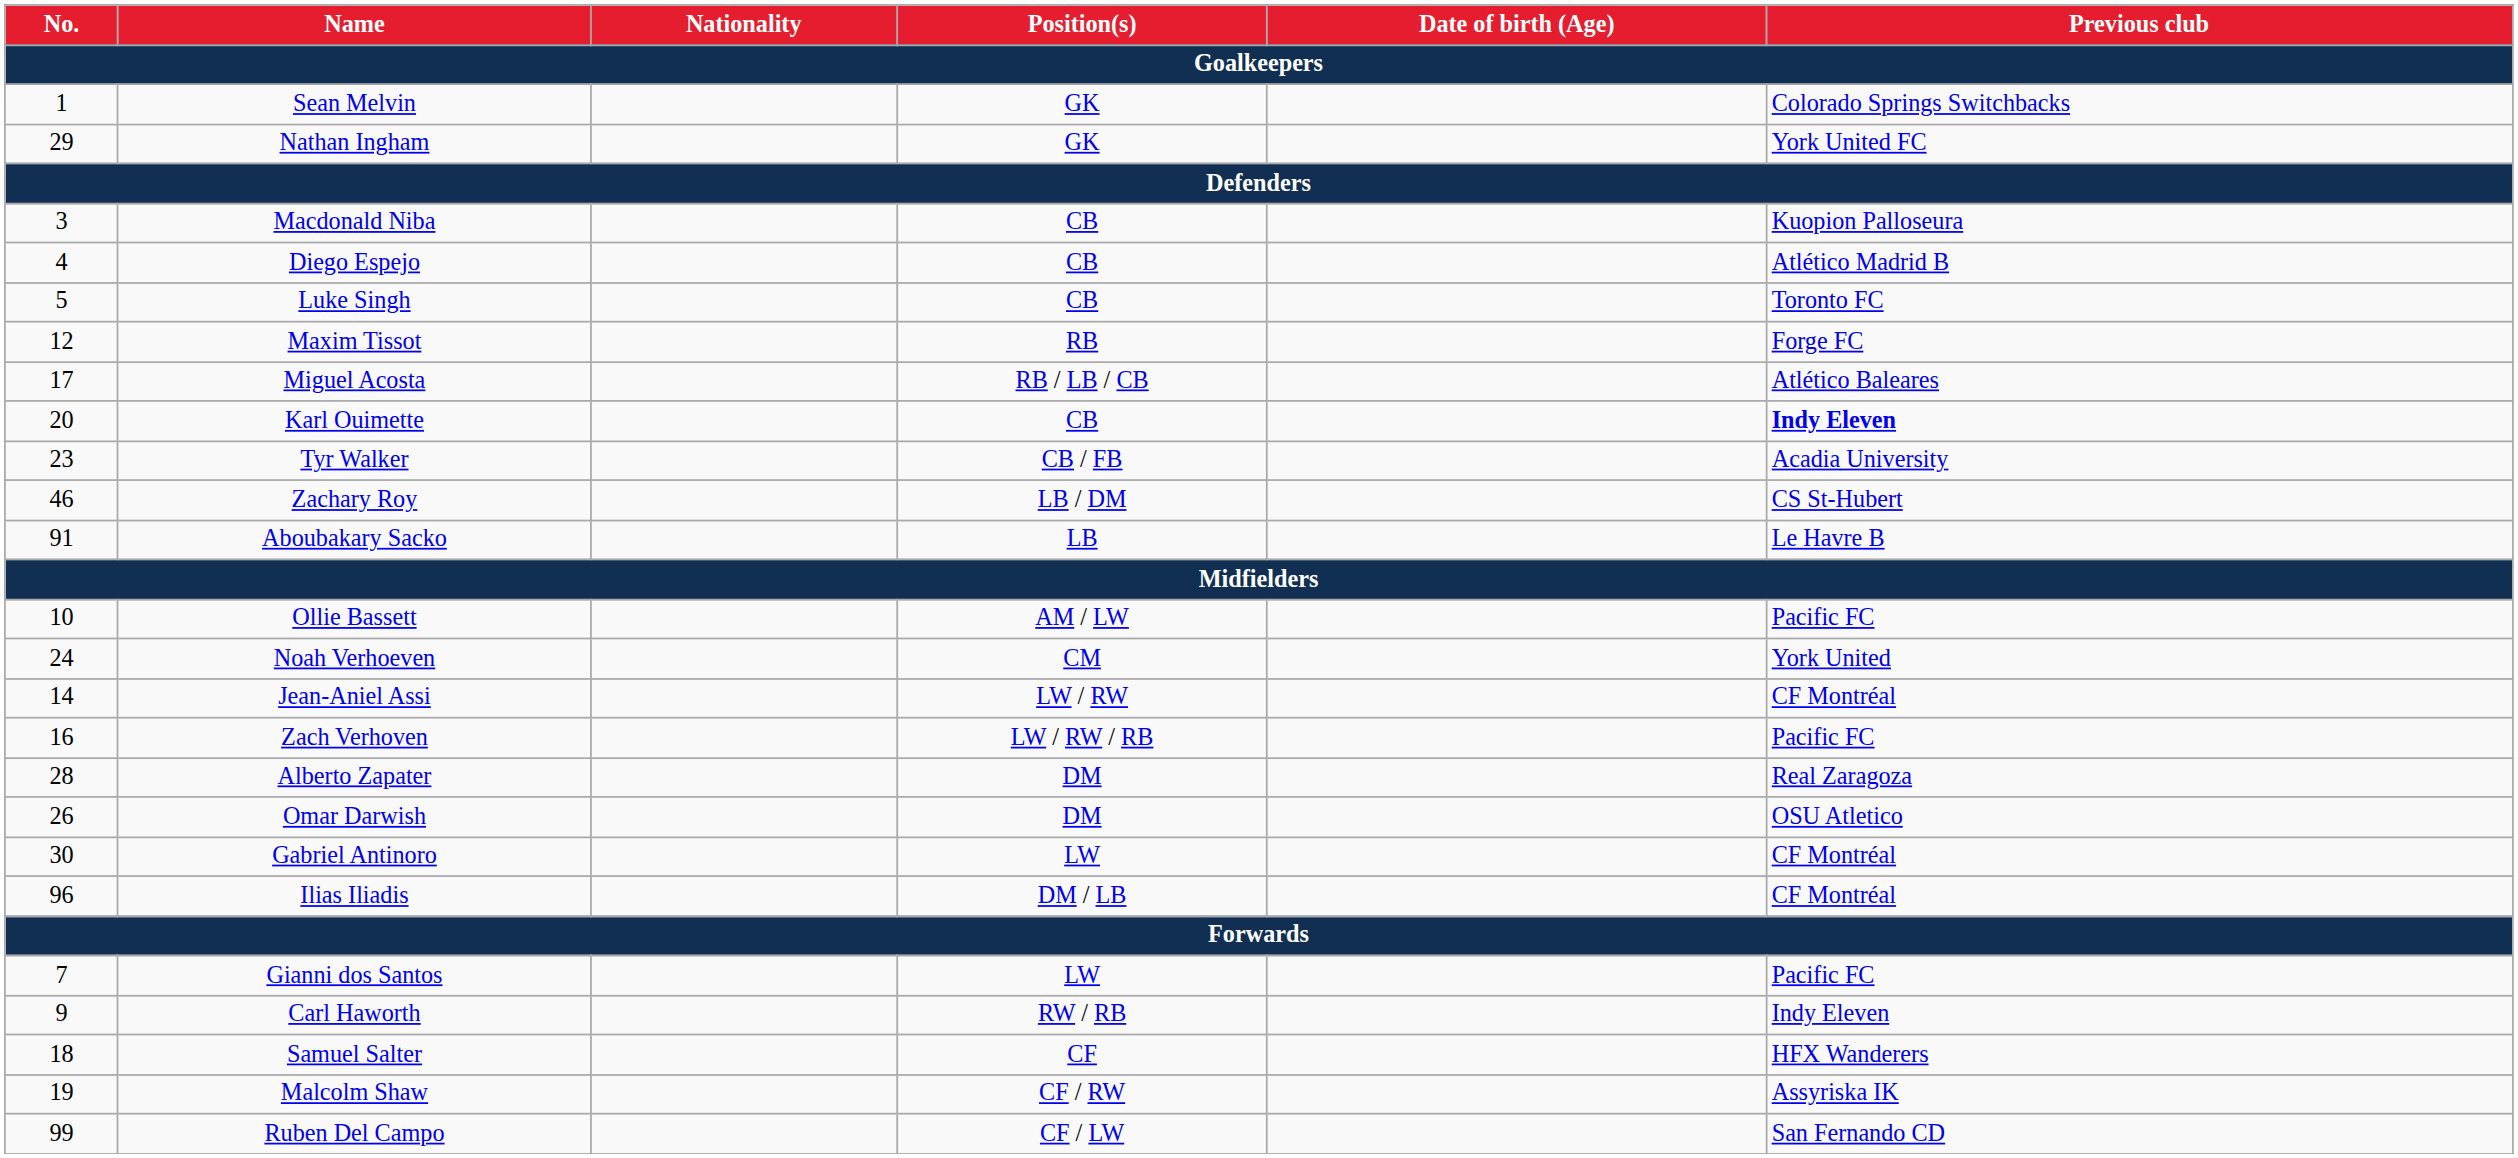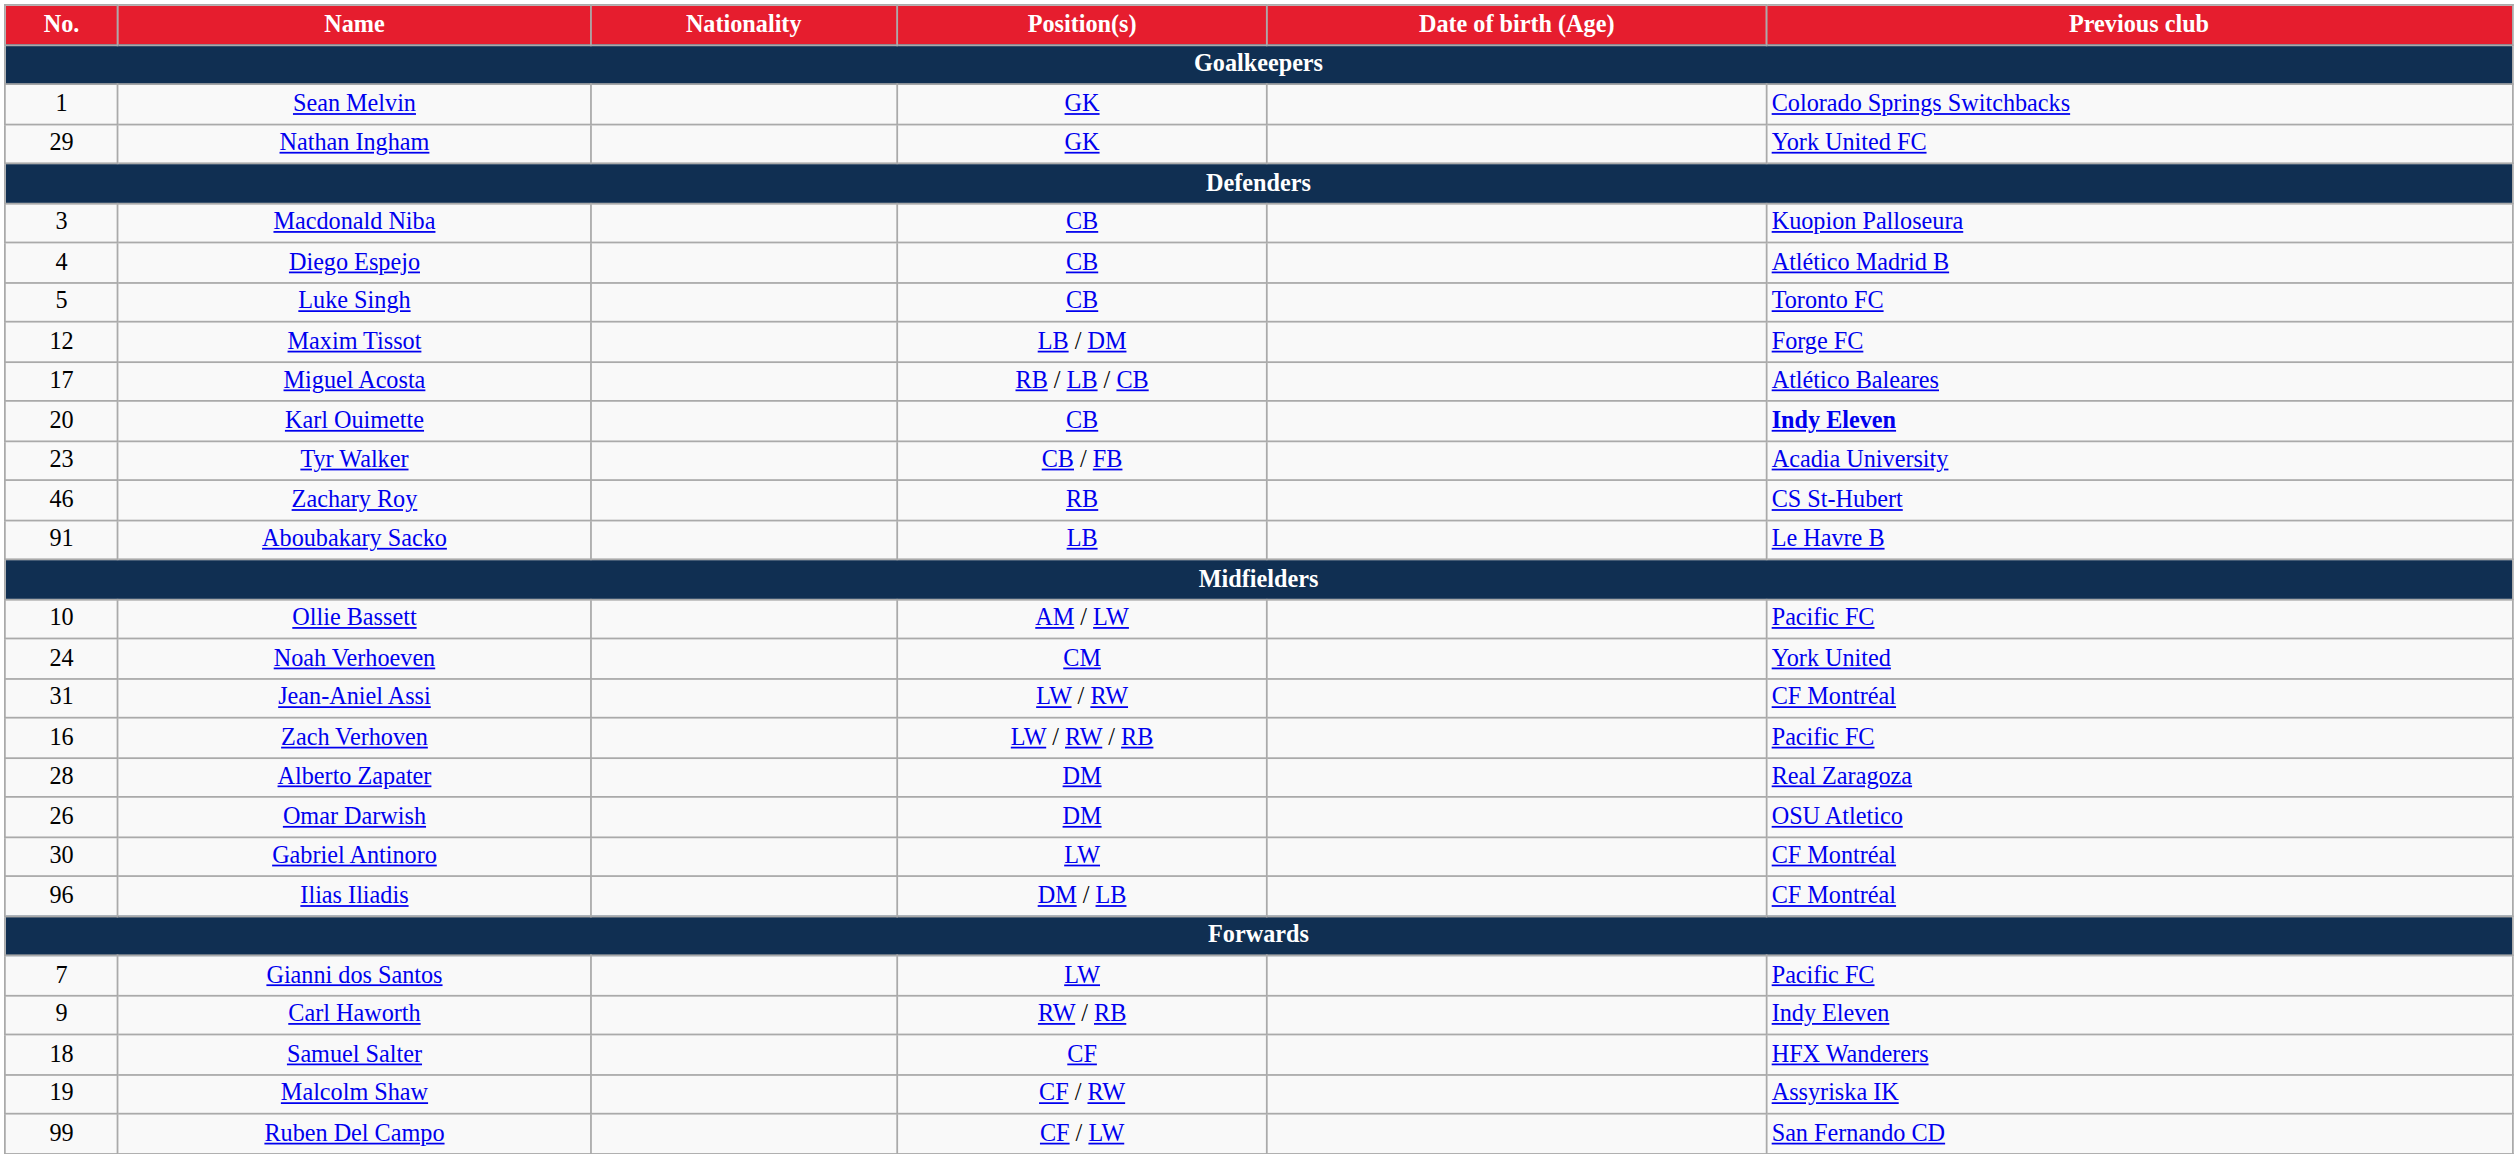(1082, 340) RB -> (1082, 340) LB / DM
(1082, 499) LB / DM -> (1082, 499) RB
(62, 697) 14 -> (62, 697) 31
